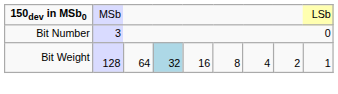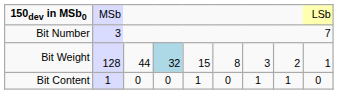(328, 34) 0 -> (328, 34) 7
(144, 63) 64 -> (144, 63) 44
(204, 63) 16 -> (204, 63) 15
(267, 63) 4 -> (267, 63) 3
+ row: (63, 81)
